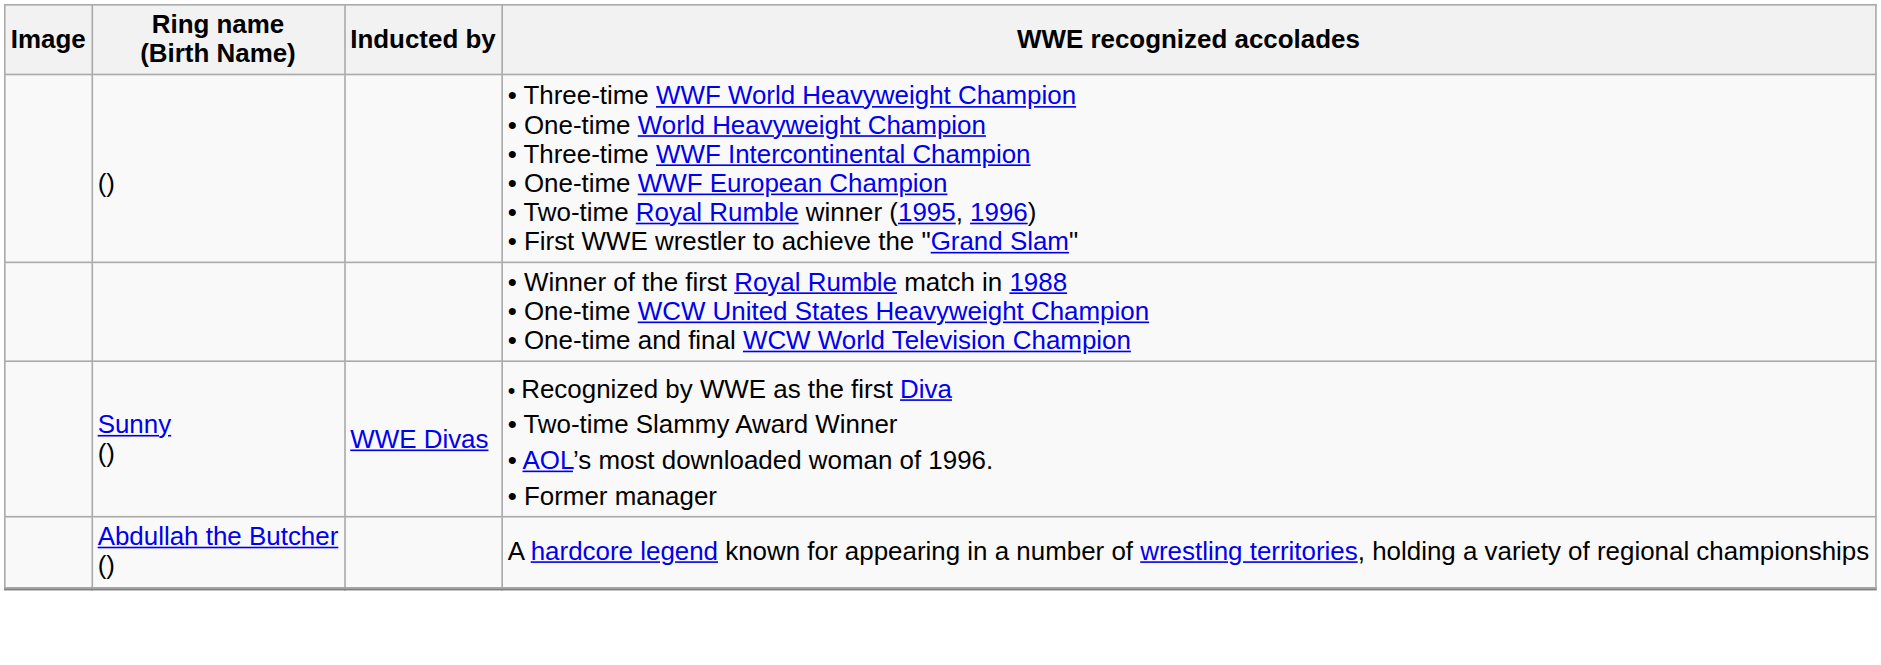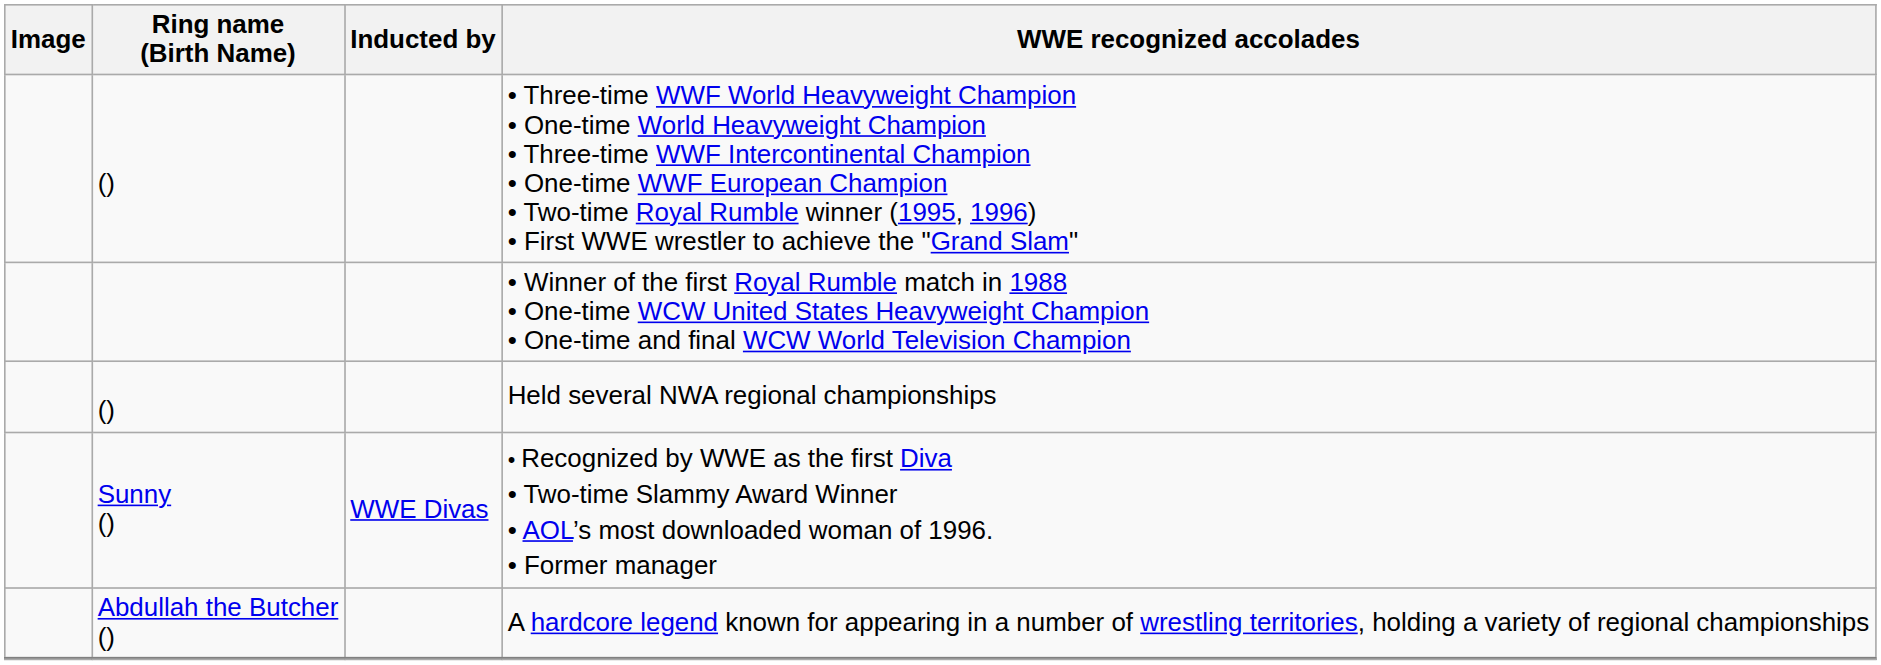+ row: (752, 396)
